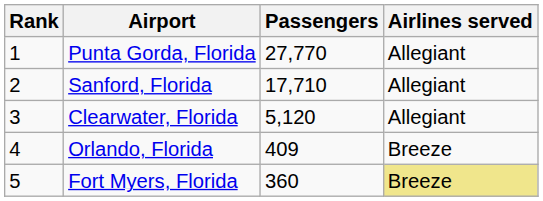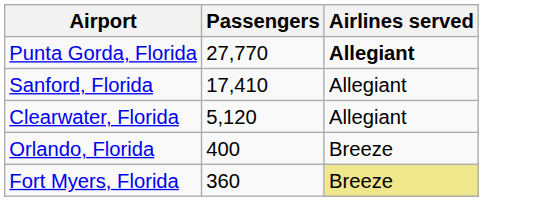- column: (34, 21)
(427, 53) normal -> (372, 53) bold
(296, 85) 17,710 -> (237, 85) 17,410
(282, 149) 409 -> (223, 149) 400
